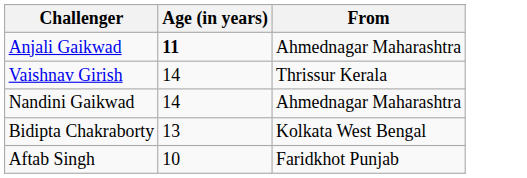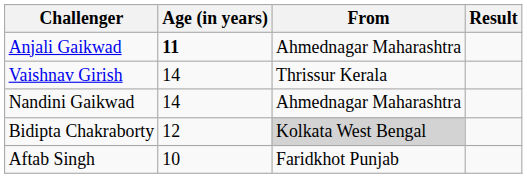+ column: (493, 18)
(171, 131) 13 -> (171, 131) 12
(351, 131) no background -> (351, 131) lightgrey background
